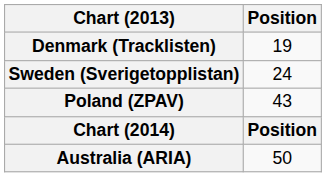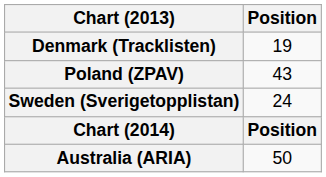rows swapped: (124, 102) <-> (124, 74)
